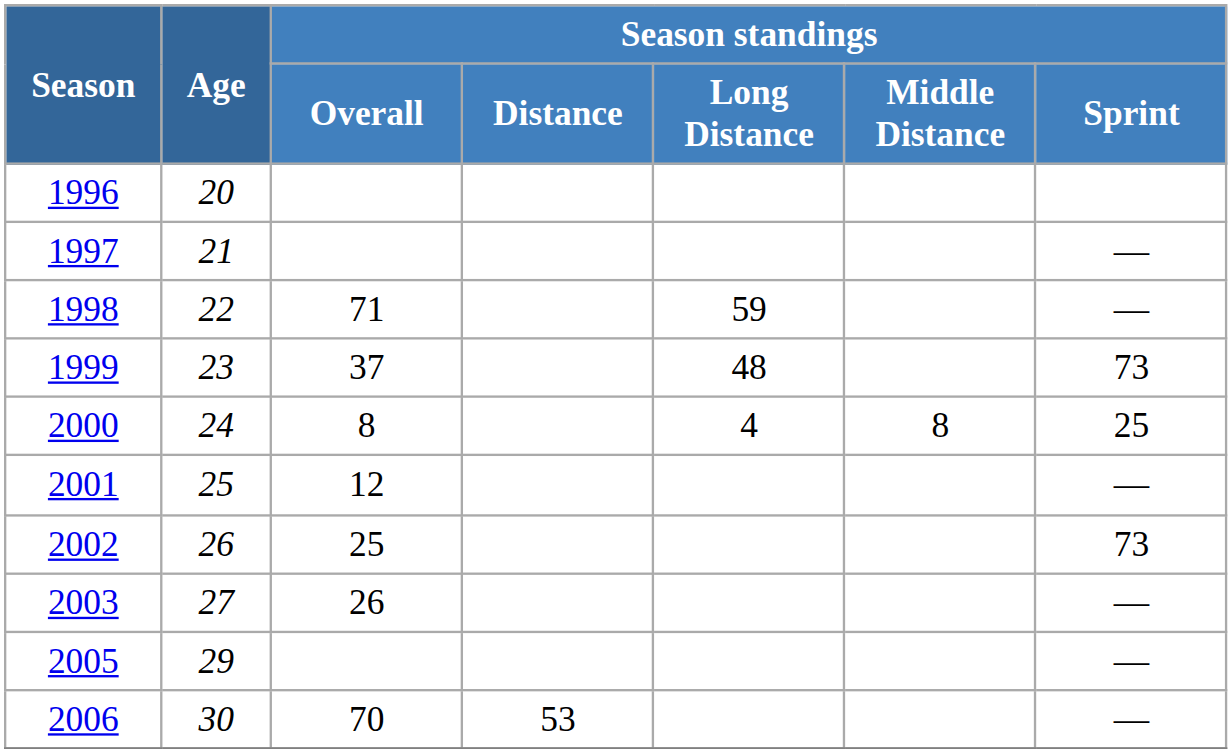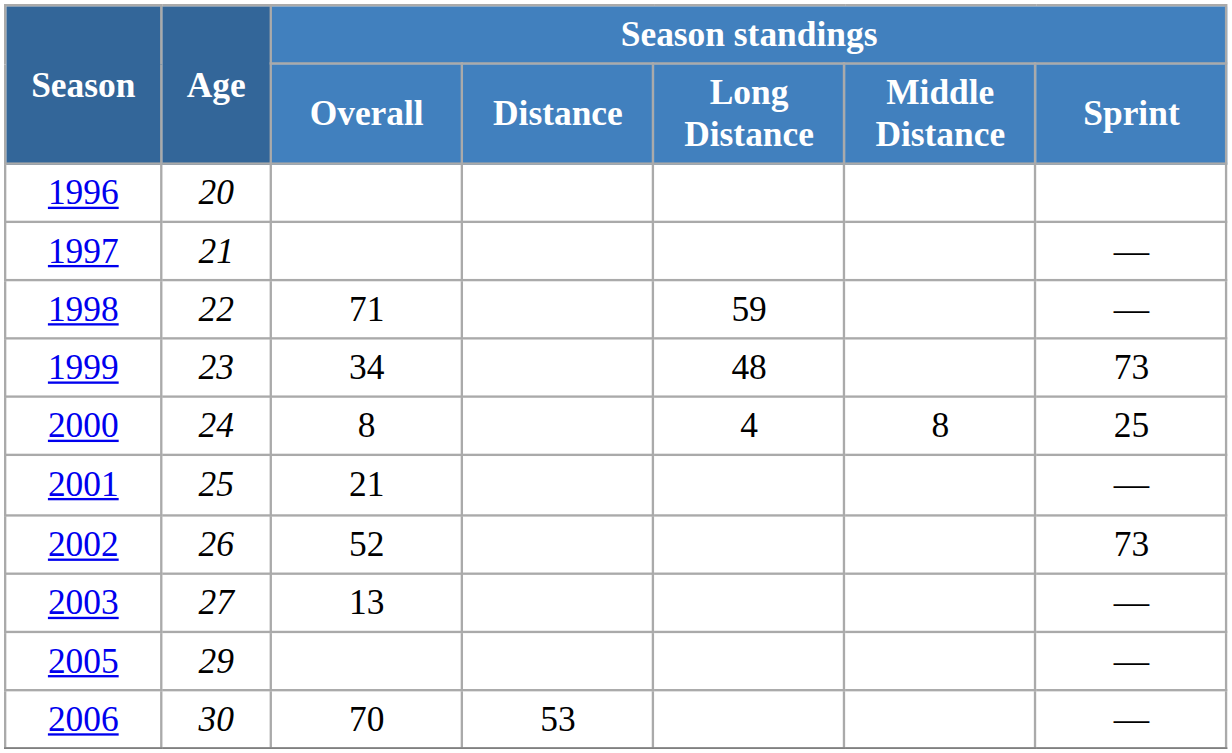(367, 367) 37 -> (367, 367) 34
(367, 484) 12 -> (367, 484) 21
(367, 542) 25 -> (367, 542) 52
(367, 601) 26 -> (367, 601) 13
